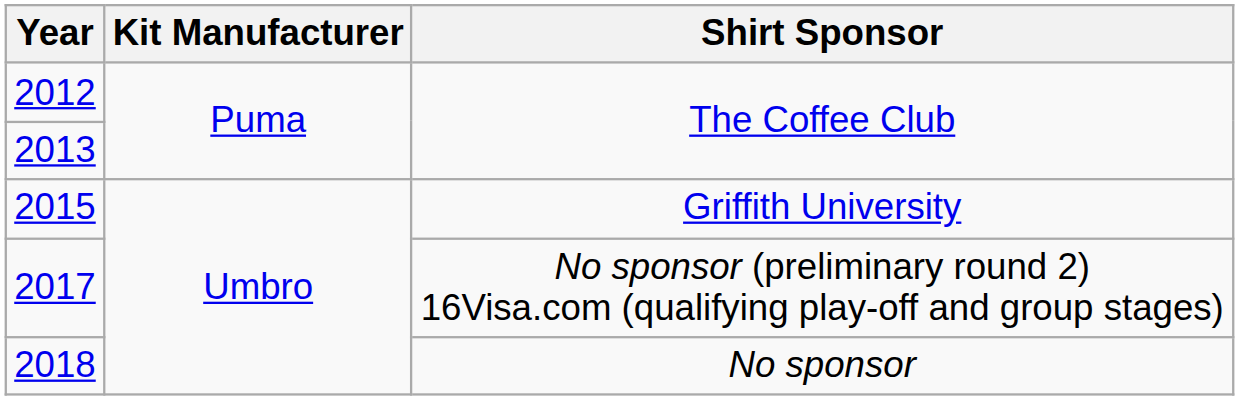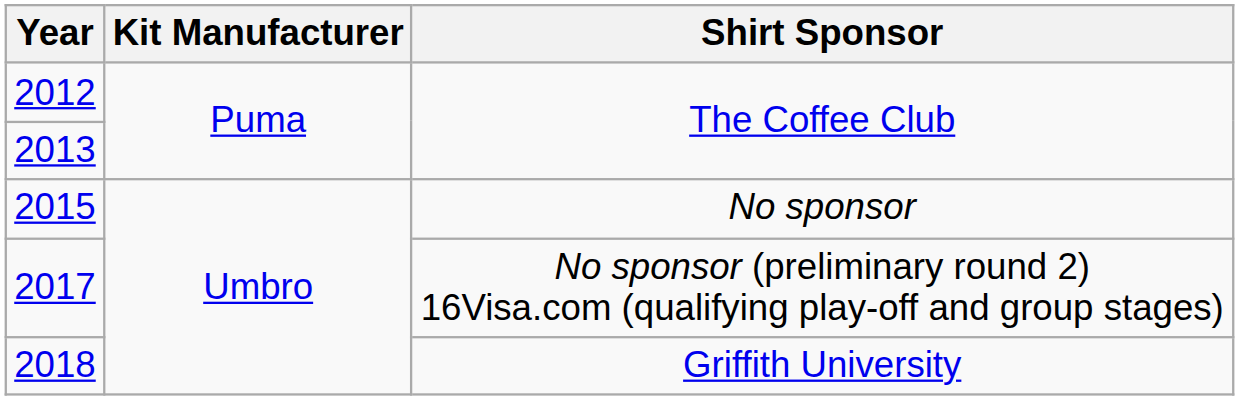(822, 207) Griffith University -> (822, 207) No sponsor
(822, 365) No sponsor -> (822, 365) Griffith University
